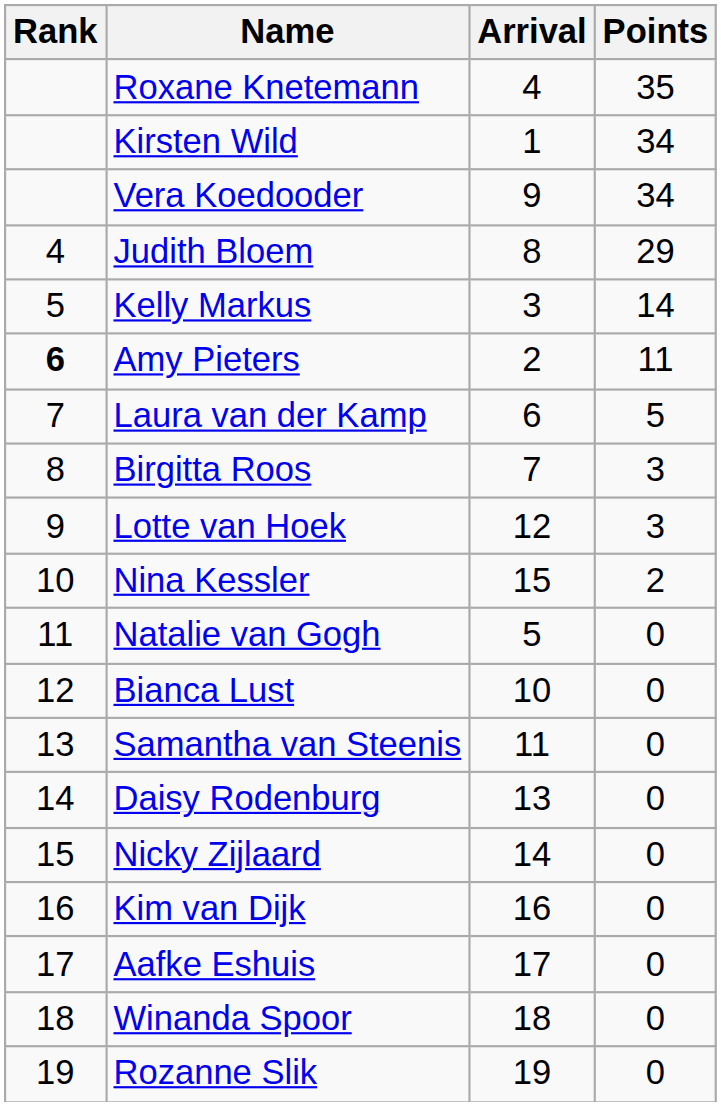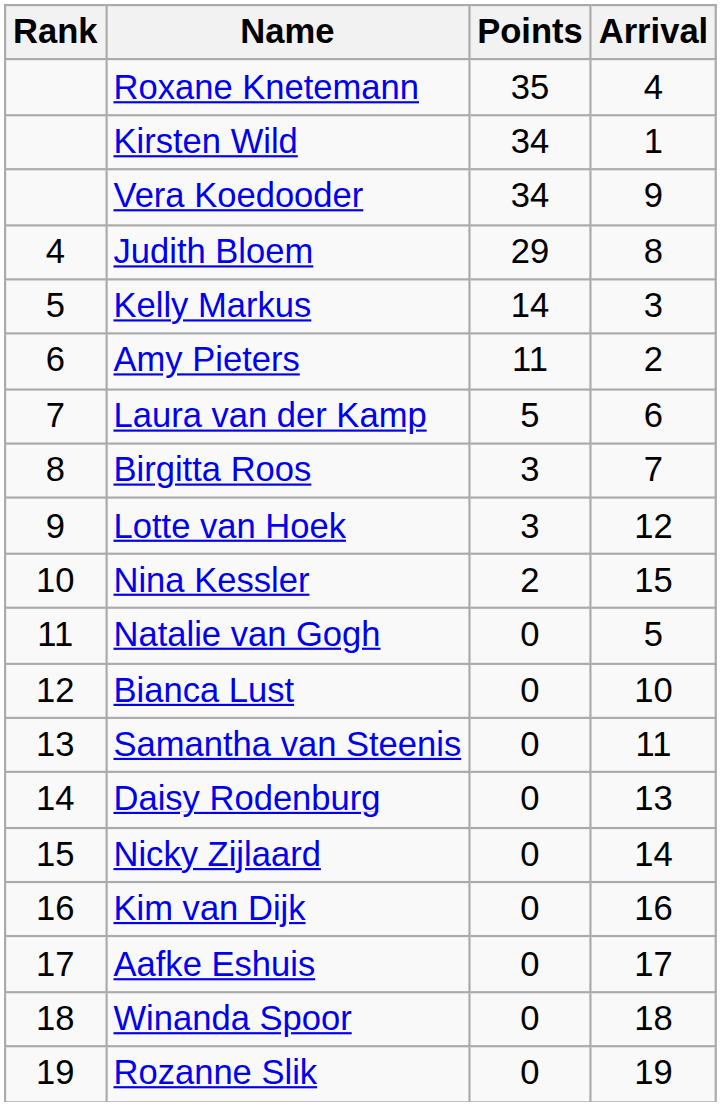columns swapped: (655, 31) <-> (532, 31)
(55, 360) bold -> (55, 360) normal
